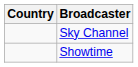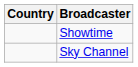rows swapped: (94, 33) <-> (86, 52)
